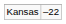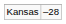(51, 12) –22 -> (51, 12) –28
